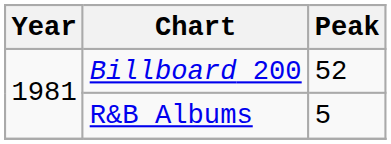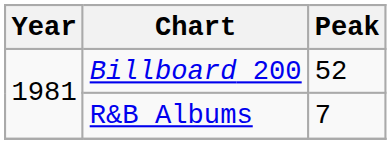(323, 116) 5 -> (323, 116) 7
